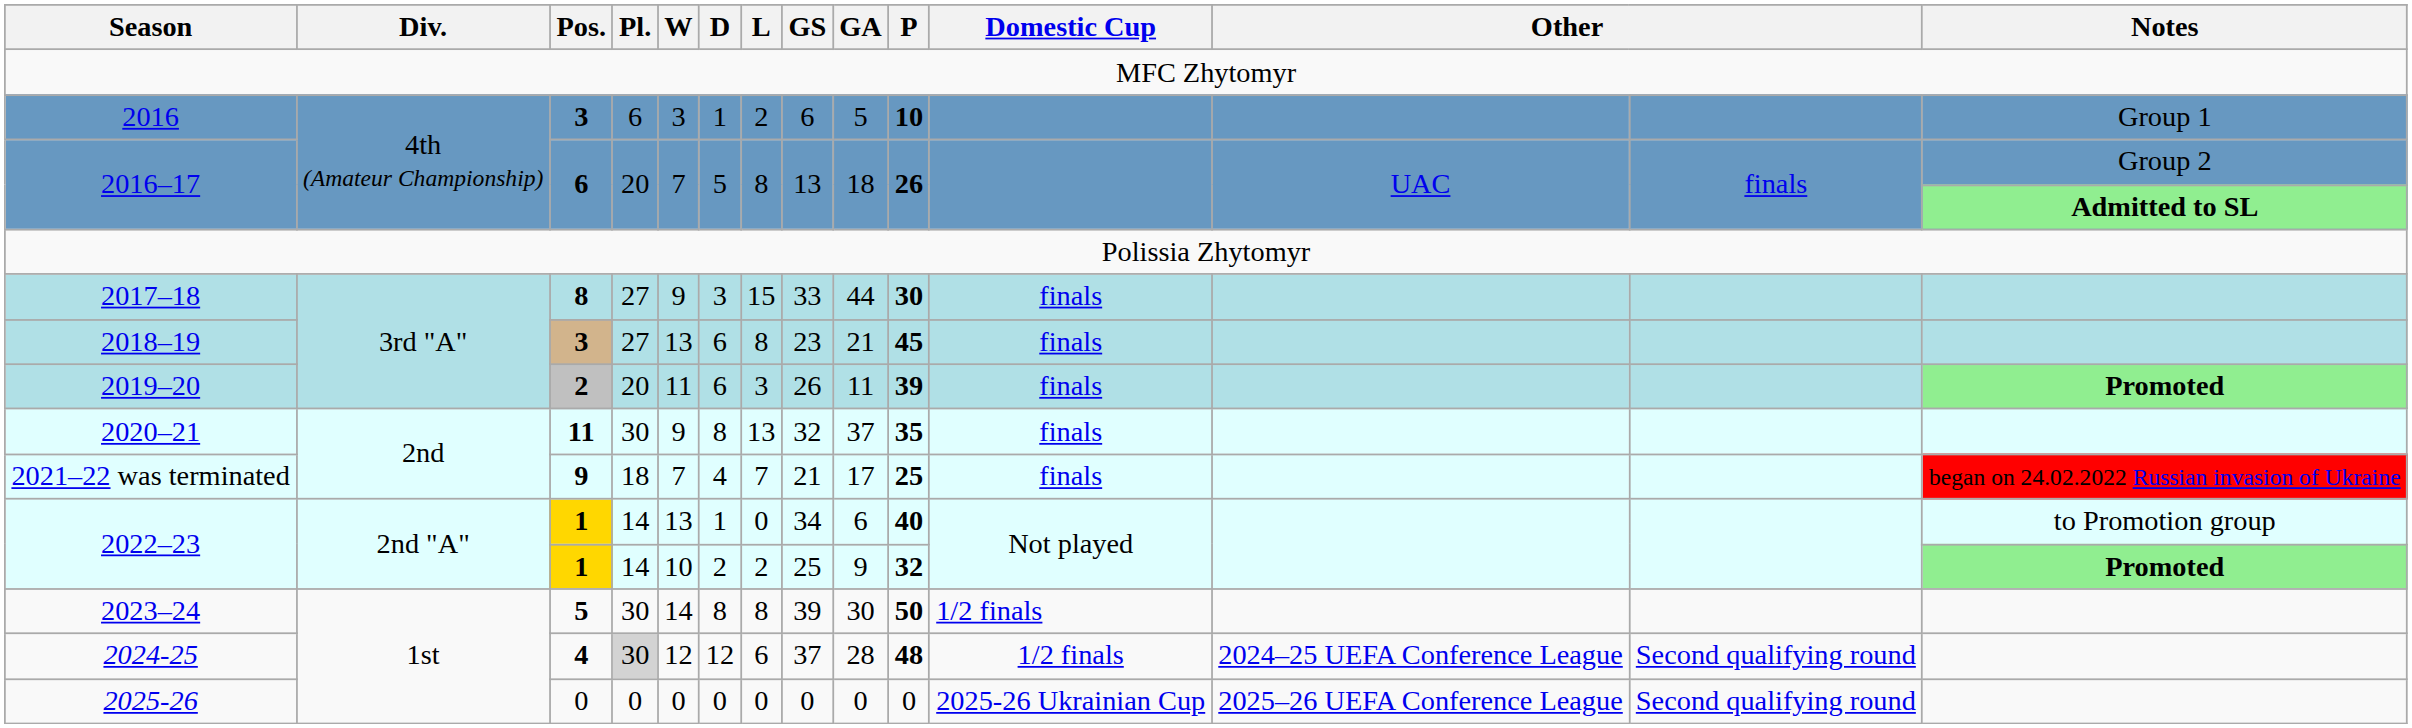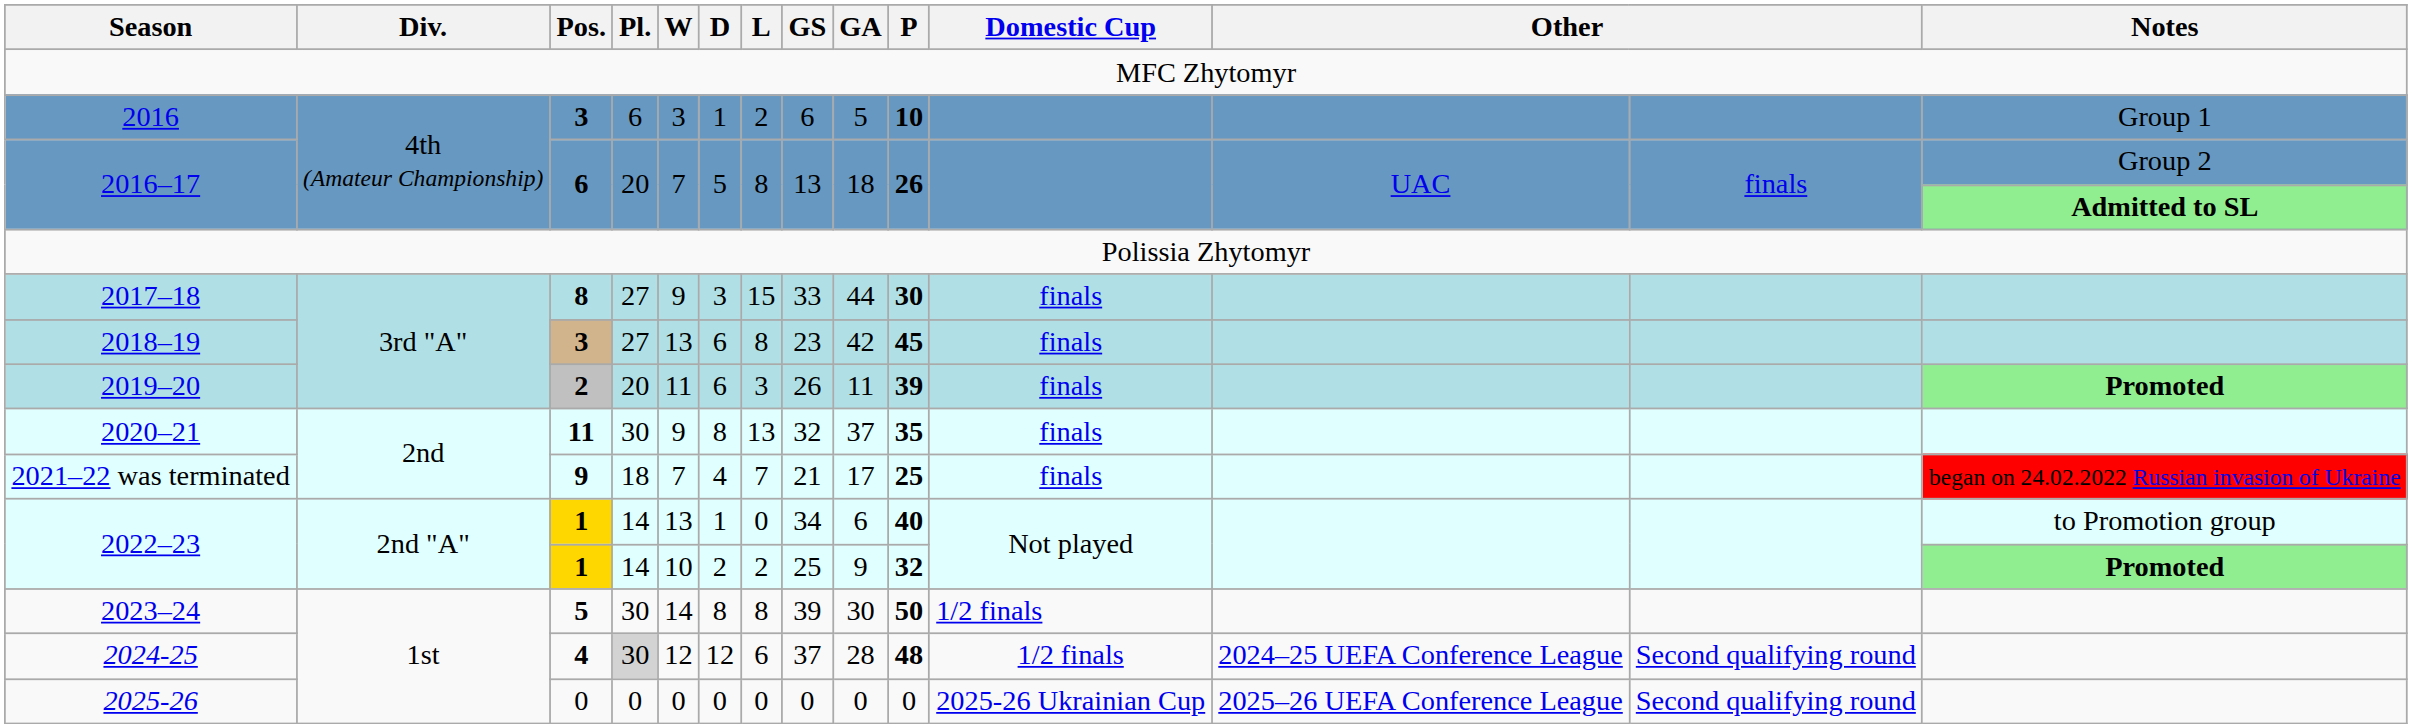(861, 341) 21 -> (861, 341) 42
